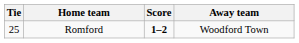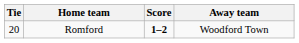(14, 29) 25 -> (14, 29) 20
